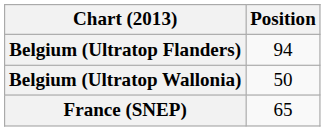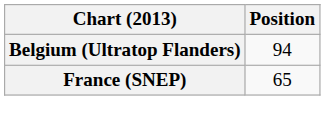- row: (125, 79)
